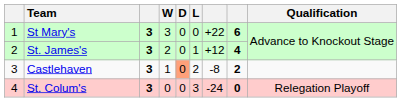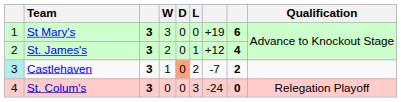(215, 32) +22 -> (215, 32) +19
(14, 69) no background -> (14, 69) paleturquoise background
(215, 69) -8 -> (215, 69) -7
